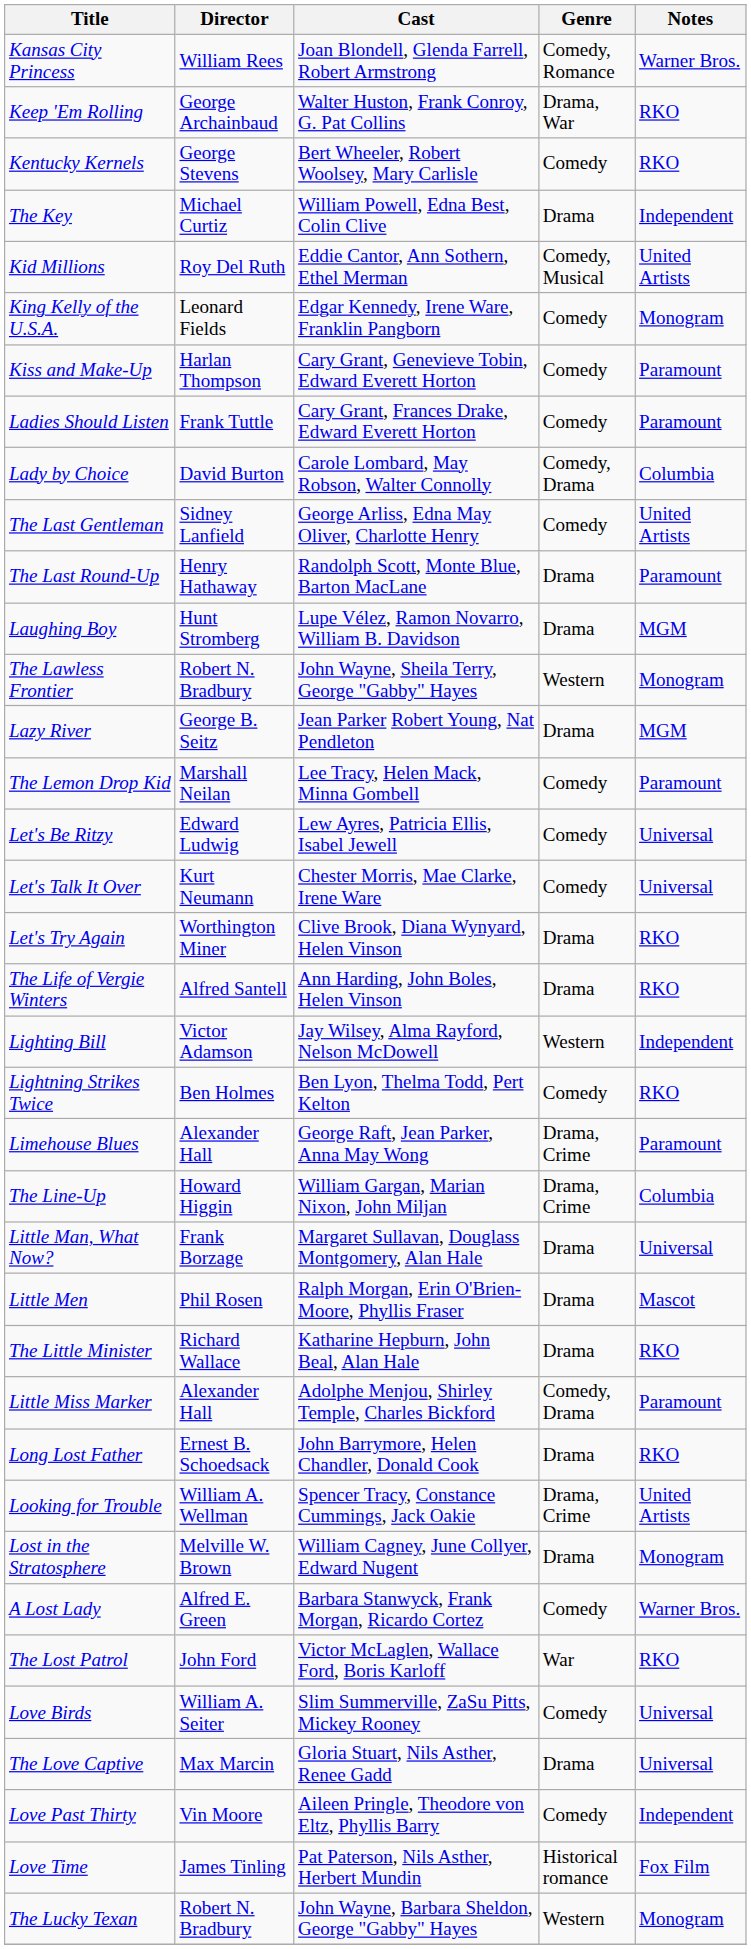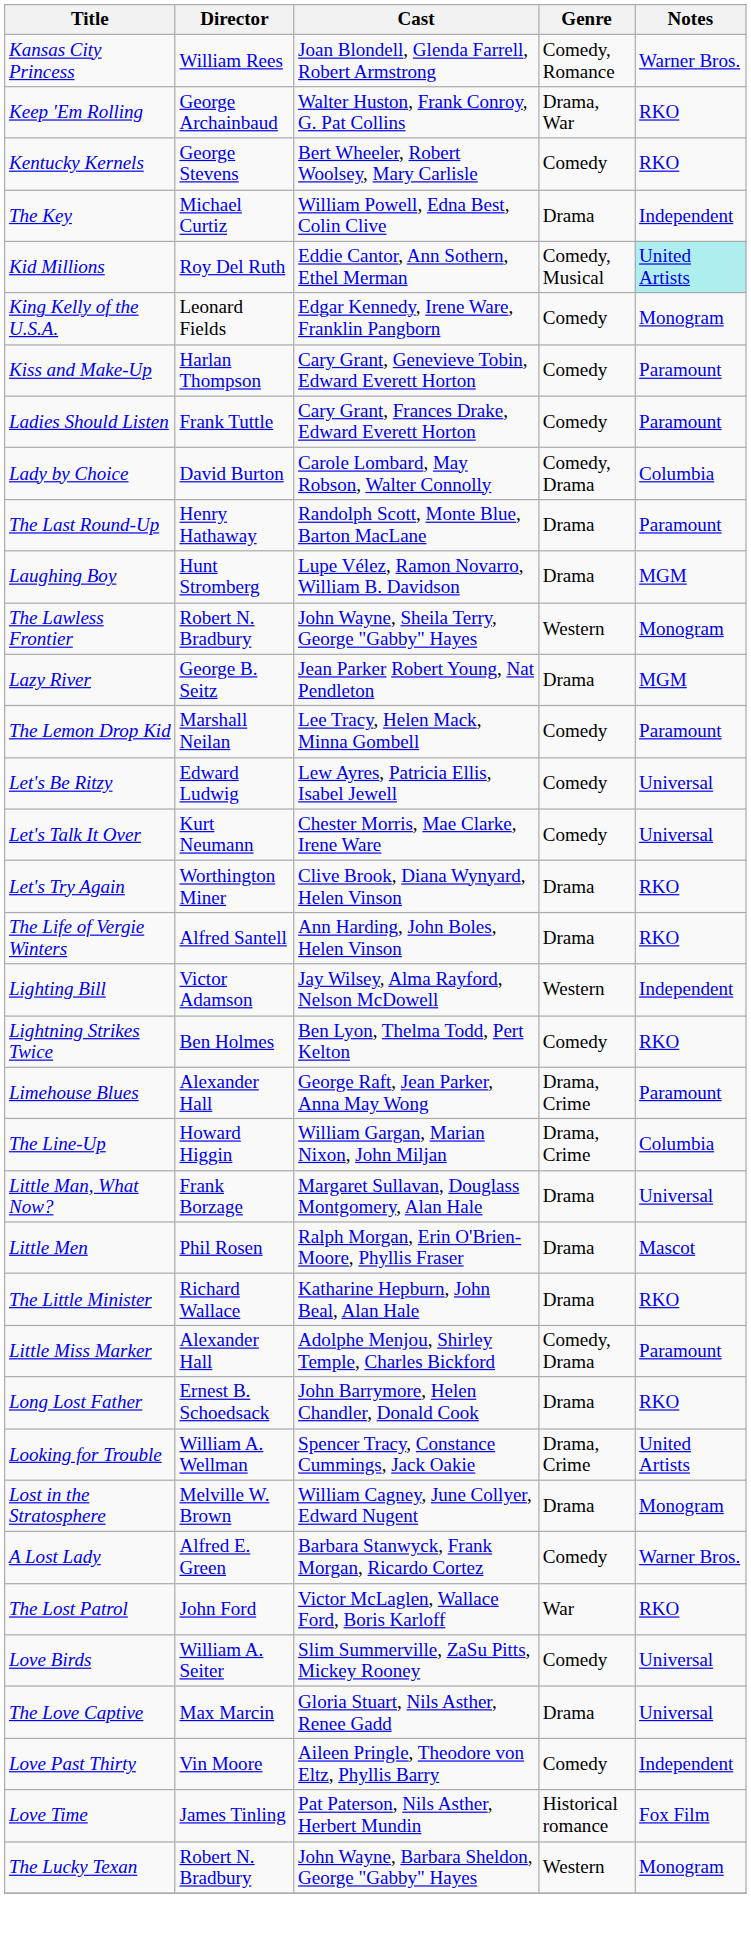(665, 266) no background -> (665, 266) paleturquoise background
- row: (86, 525)
